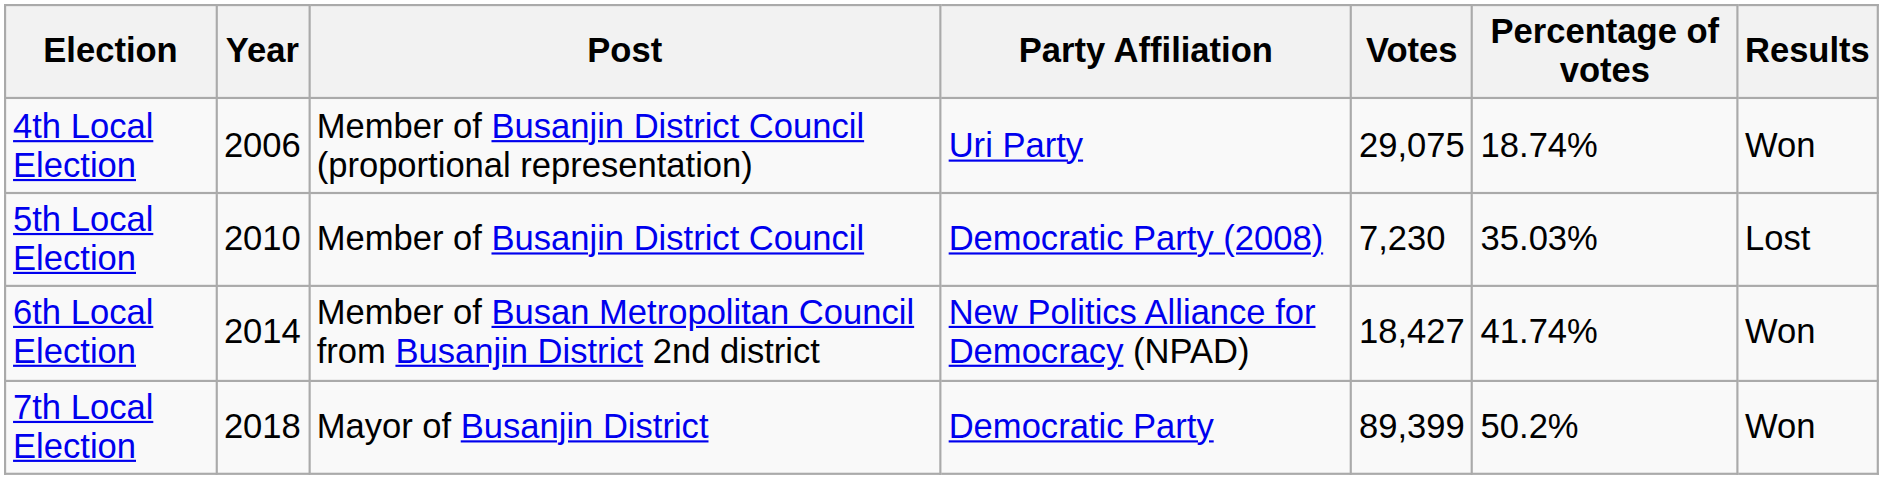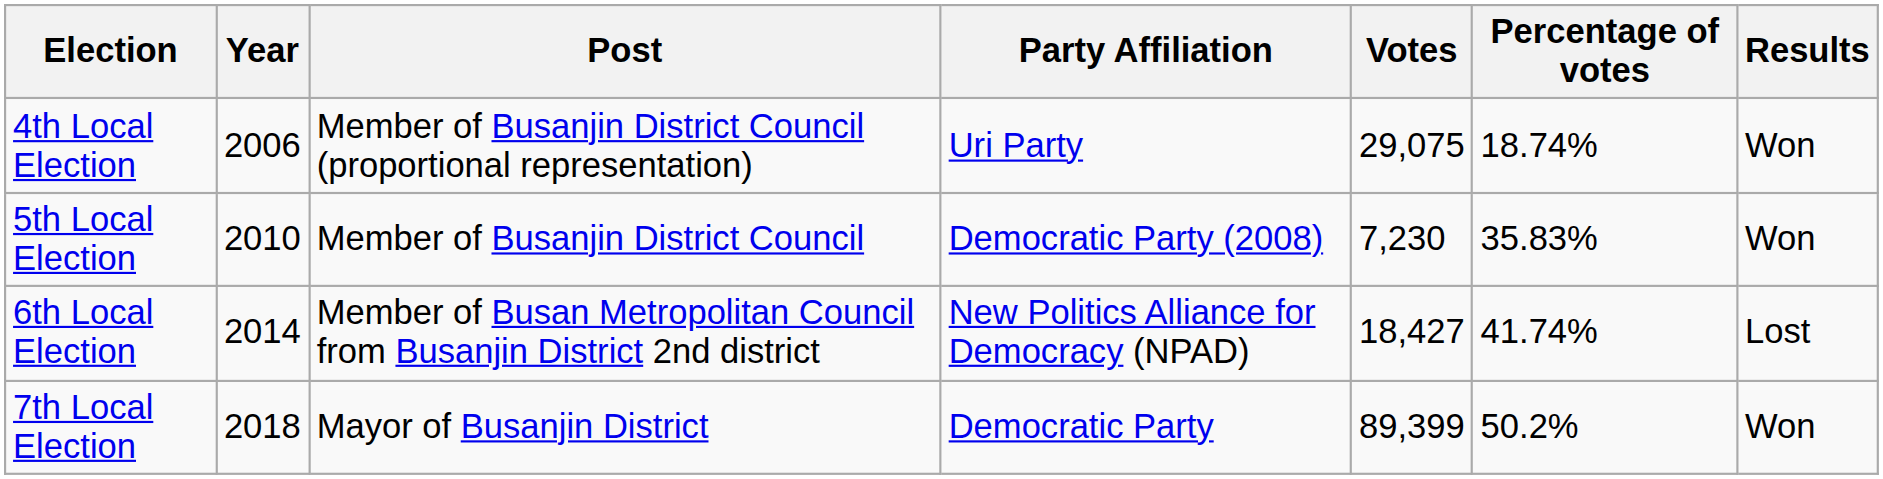(1539, 238) 35.03% -> (1539, 238) 35.83%
(1778, 238) Lost -> (1780, 238) Won
(1780, 332) Won -> (1778, 332) Lost
